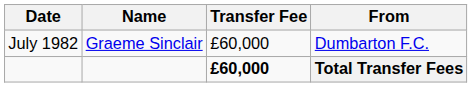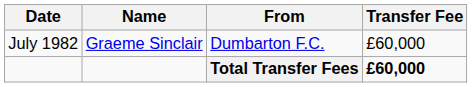columns swapped: (389, 17) <-> (259, 17)
